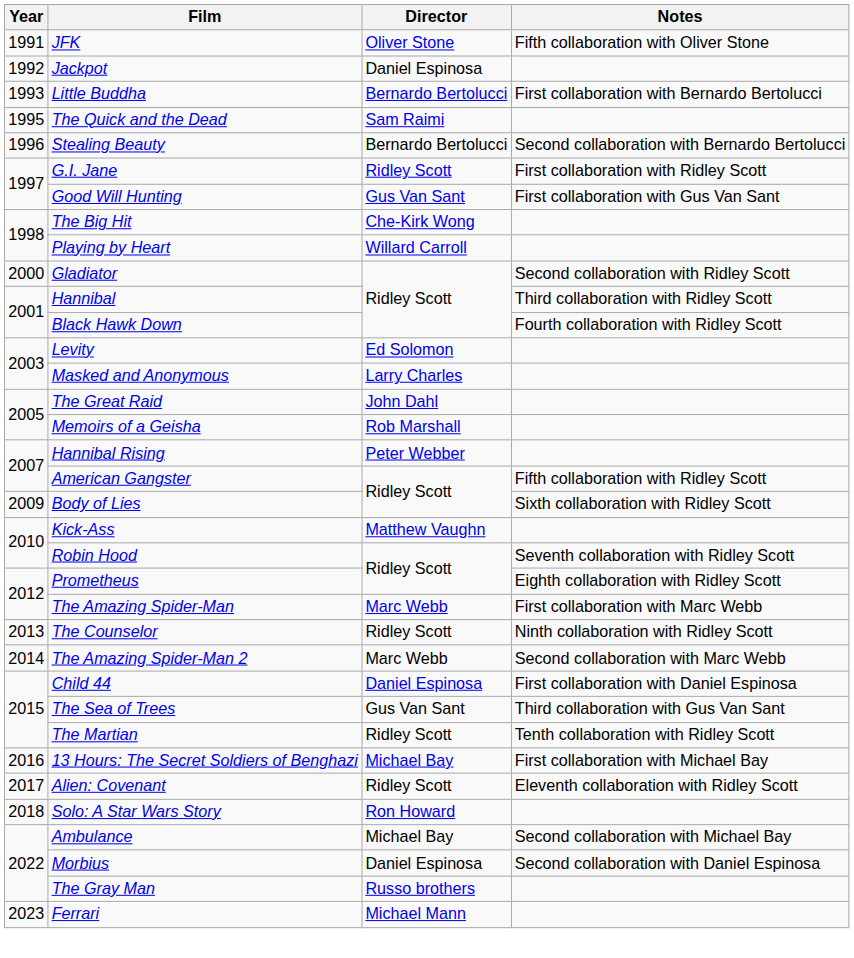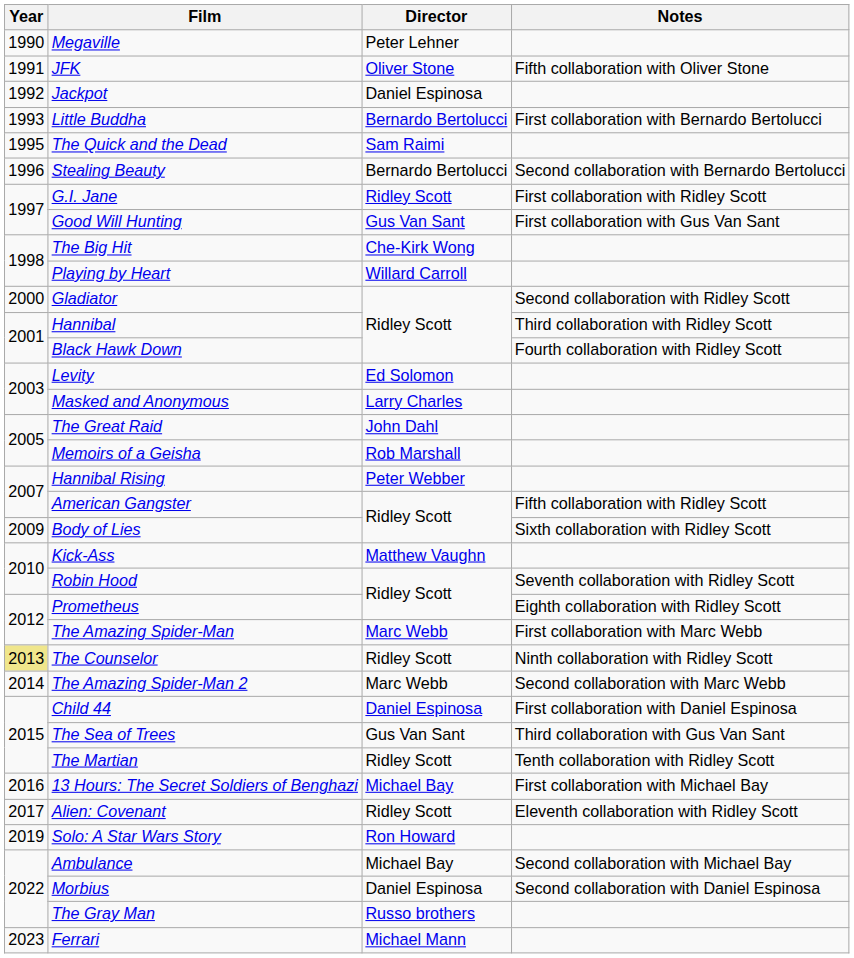+ row: (86, 42)
(26, 632) no background -> (26, 658) khaki background
(26, 811) 2018 -> (26, 837) 2019
